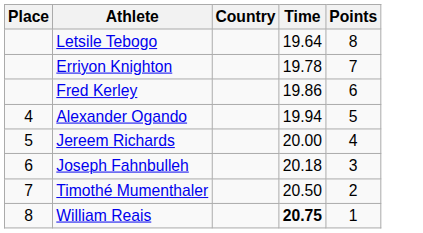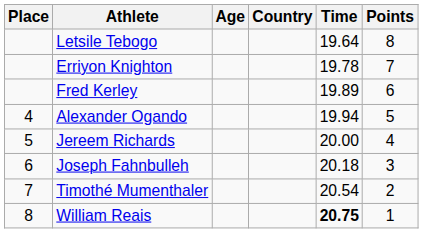+ column: (230, 16)
(302, 91) 19.86 -> (339, 91) 19.89
(302, 191) 20.50 -> (339, 191) 20.54
